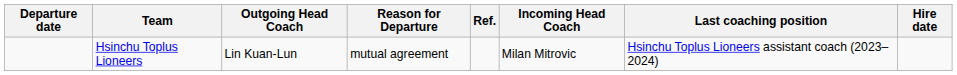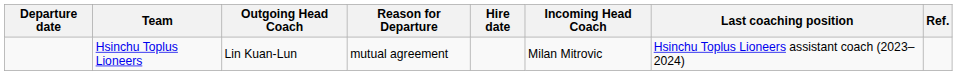columns swapped: (925, 20) <-> (485, 20)
